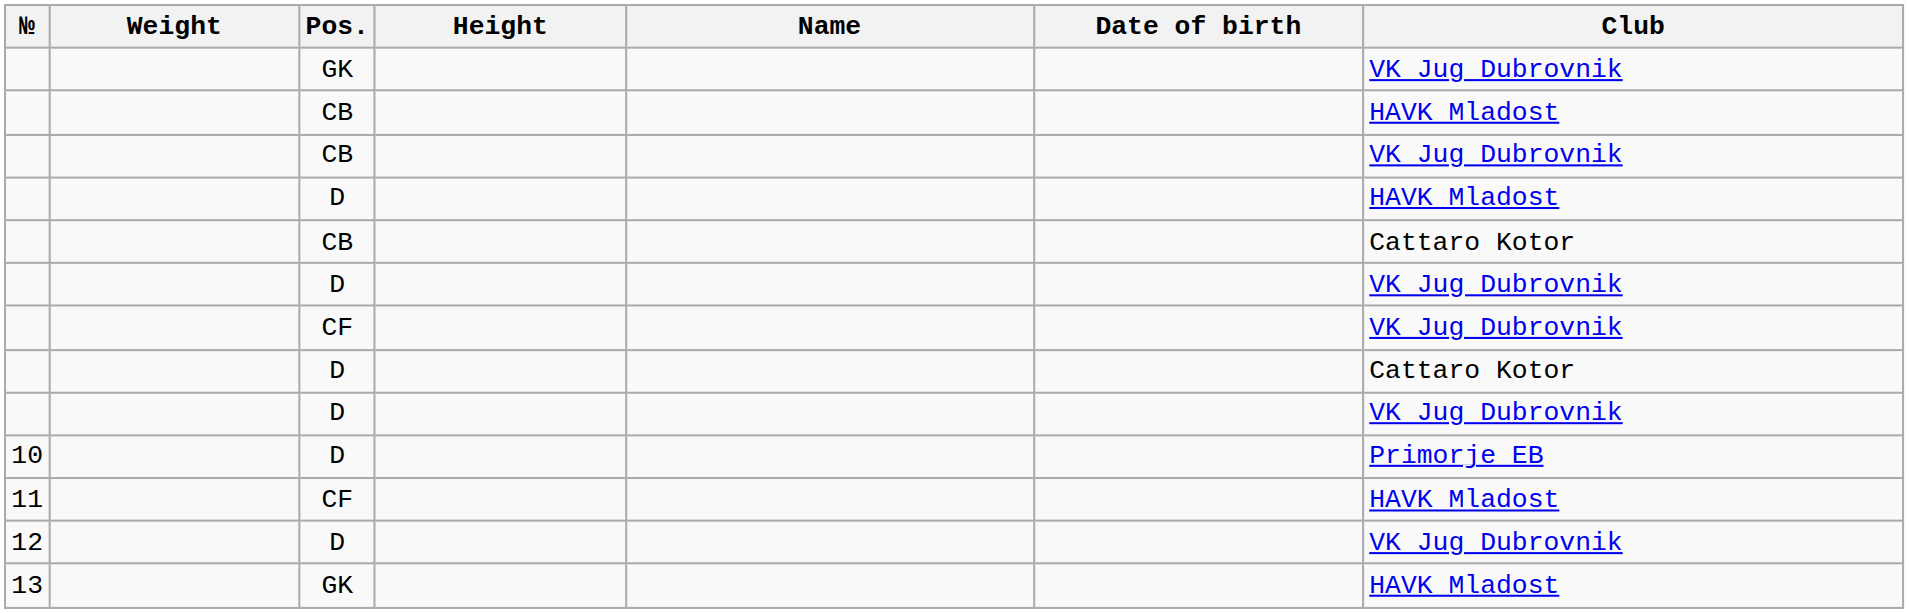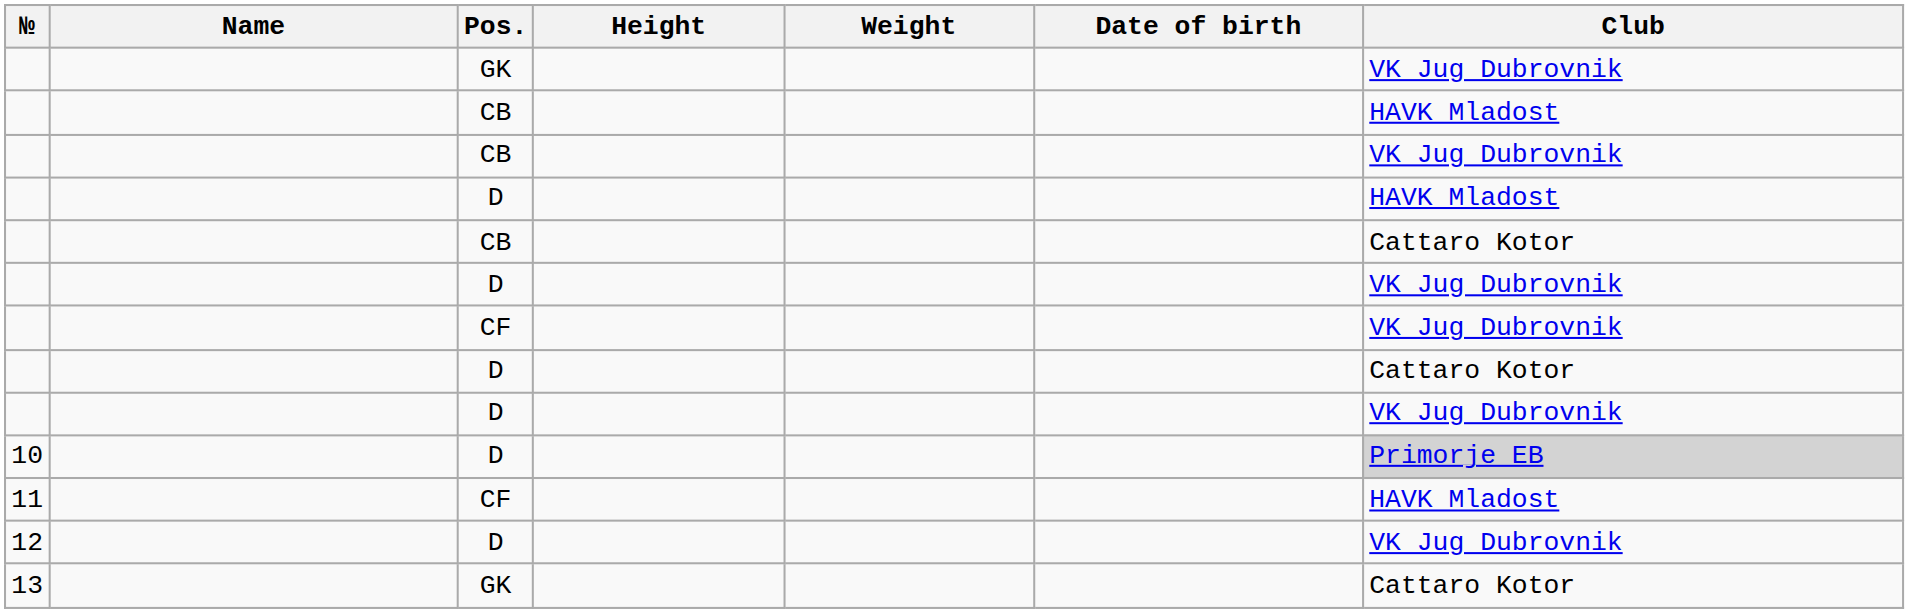columns swapped: (830, 27) <-> (174, 27)
(1456, 457) no background -> (1456, 457) lightgrey background
(1464, 586) HAVK Mladost -> (1472, 586) Cattaro Kotor
